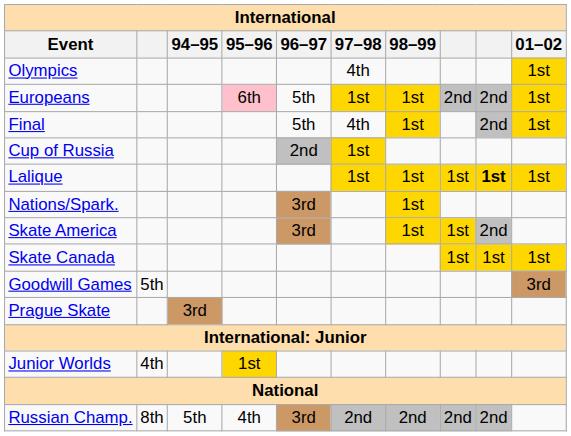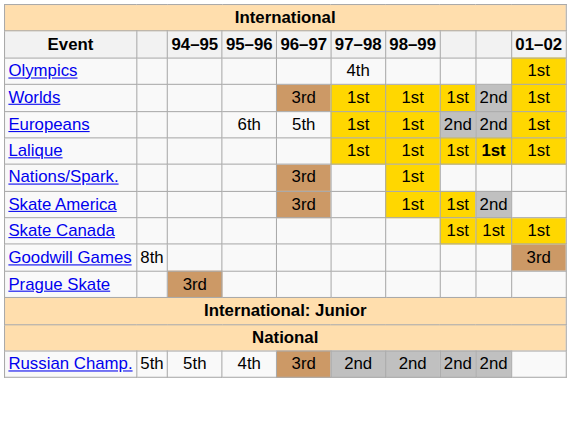+ row: (34, 97)
(249, 97) pink background -> (249, 124) no background
- row: (27, 124)
- row: (61, 151)
(152, 284) 5th -> (152, 257) 8th
- row: (60, 364)
(152, 417) 8th -> (152, 364) 5th
